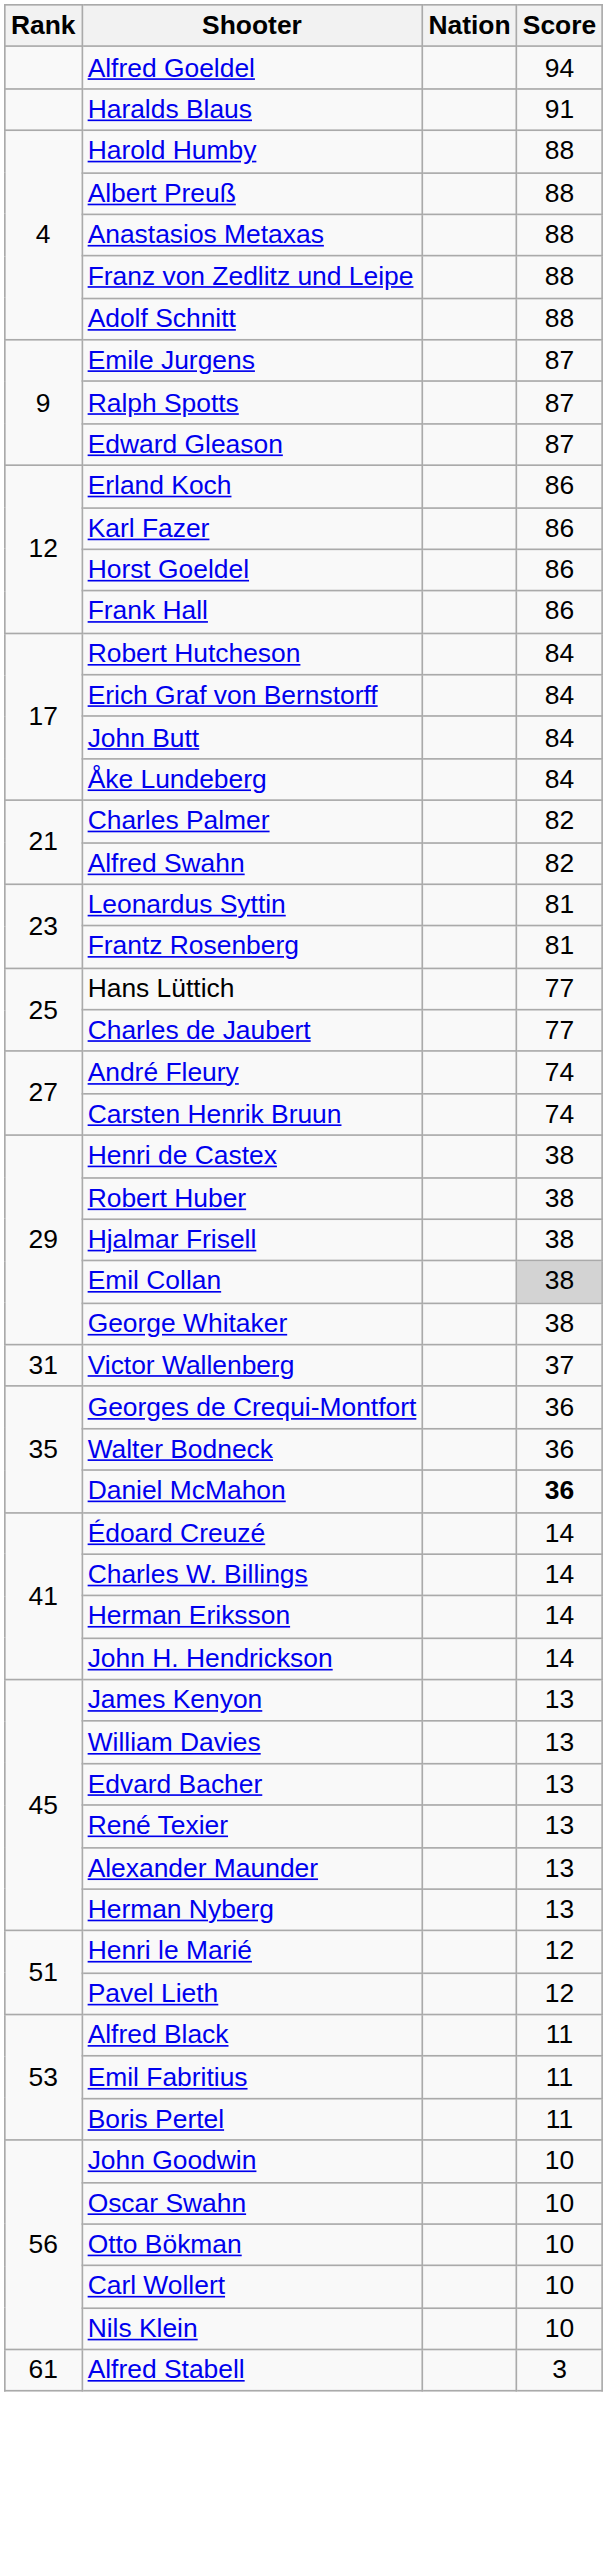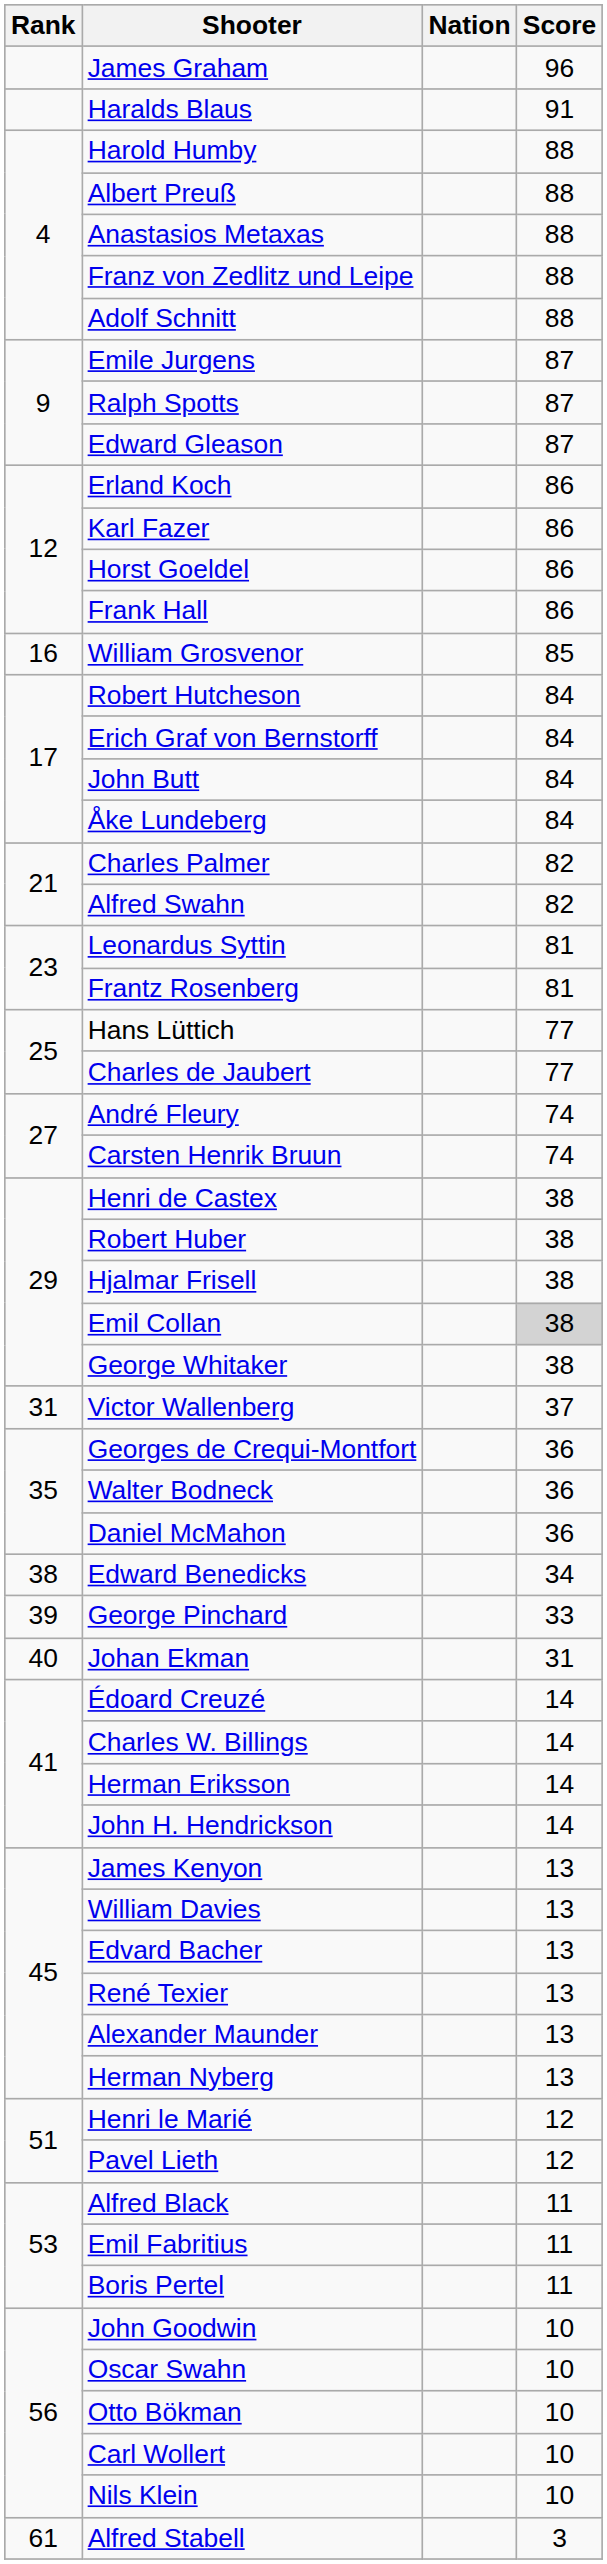+ row: (178, 67)
- row: (171, 67)
+ row: (195, 653)
(559, 1490) bold -> (559, 1532) normal
+ row: (197, 1574)
+ row: (187, 1616)
+ row: (168, 1658)
